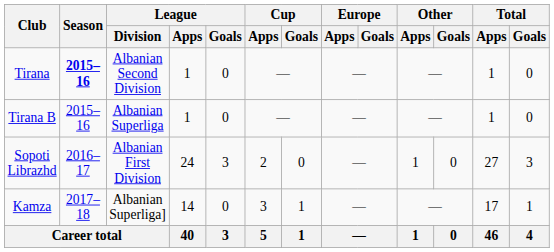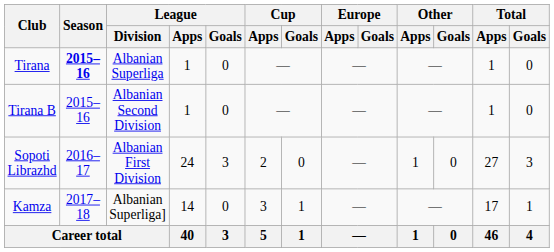(138, 73) Albanian Second Division -> (138, 66) Albanian Superliga
(138, 118) Albanian Superliga -> (138, 110) Albanian Second Division
